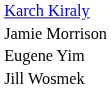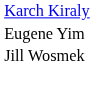- row: (56, 33)
